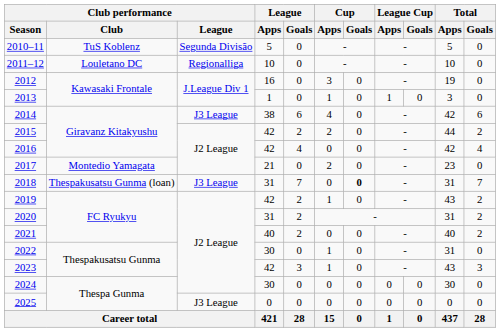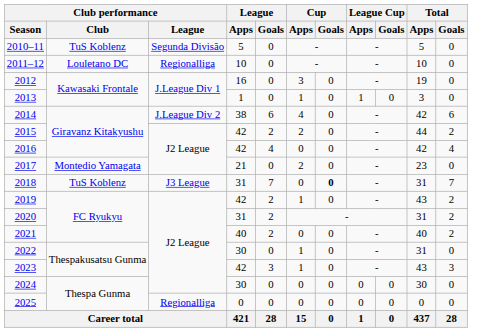(216, 115) J3 League -> (188, 115) J.League Div 2
(112, 183) Thespakusatsu Gunma (loan) -> (98, 183) TuS Koblenz
(216, 302) J3 League -> (188, 302) Regionalliga
